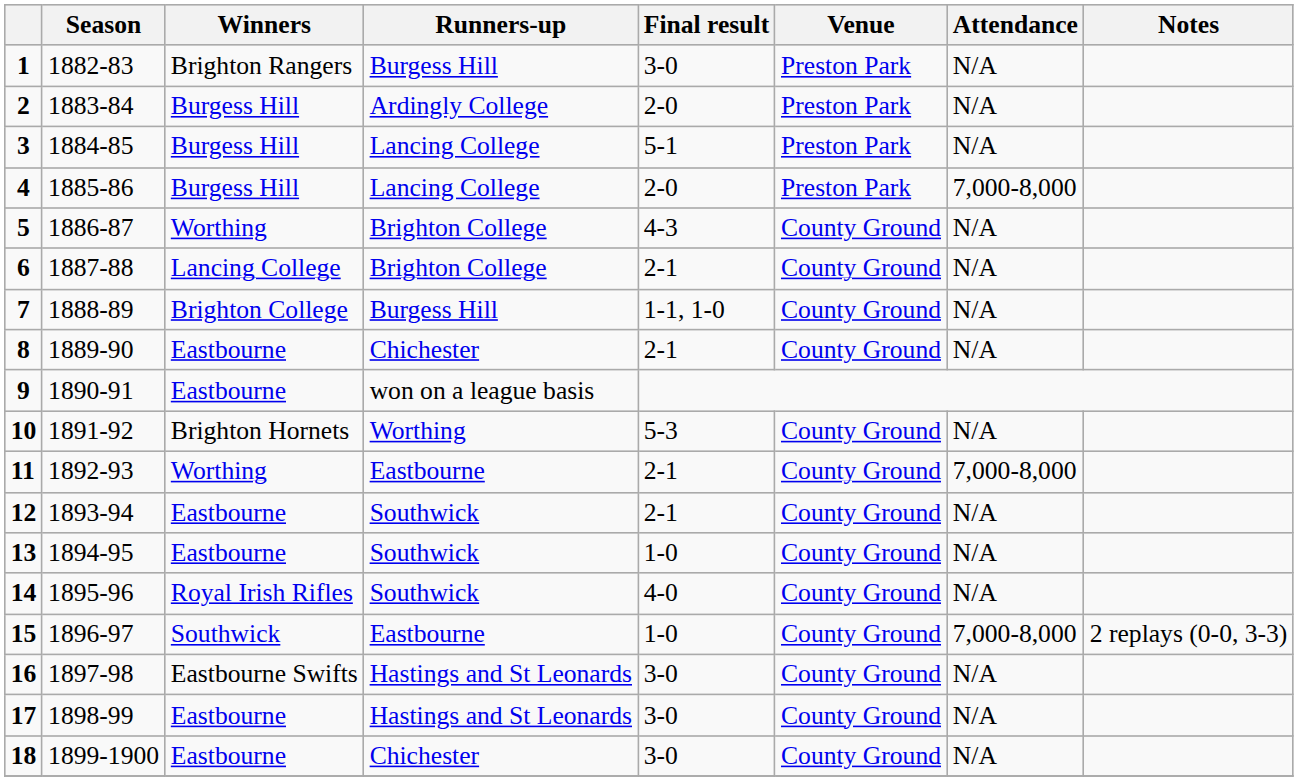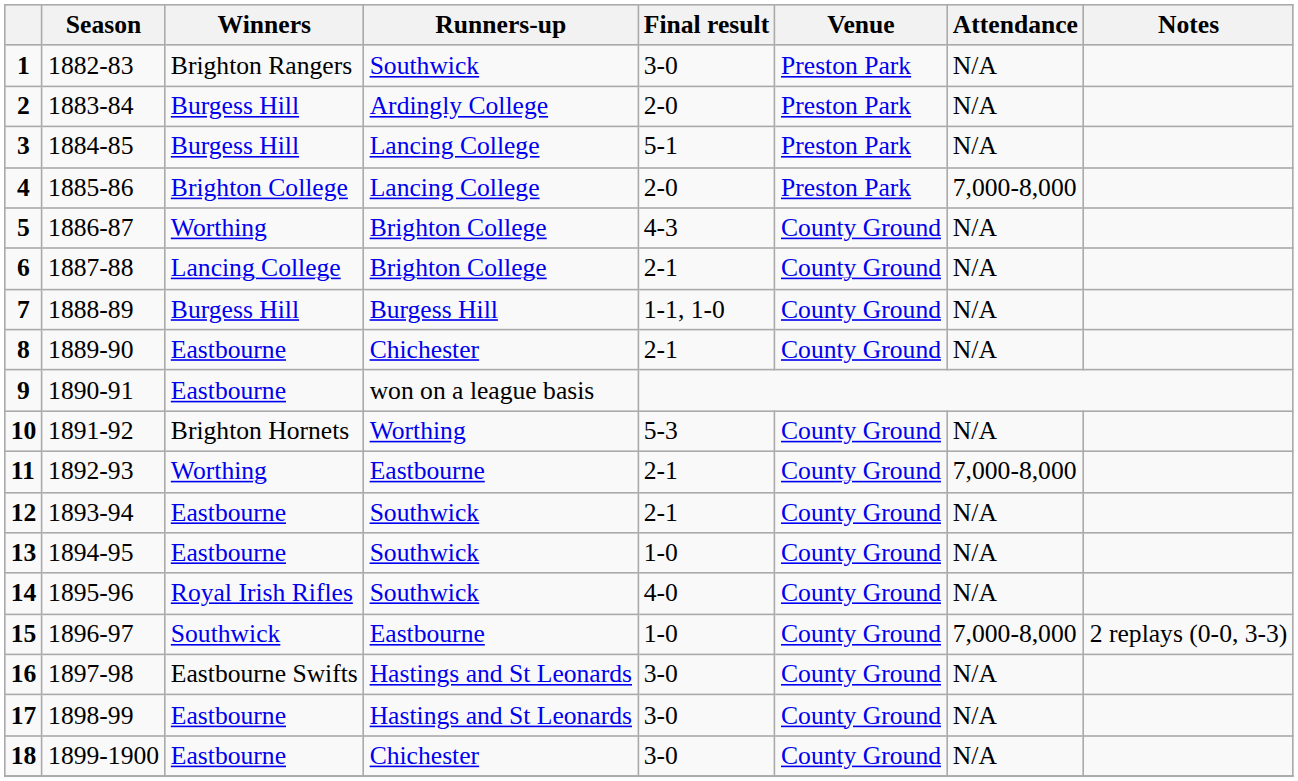(434, 65) Burgess Hill -> (424, 65) Southwick
(235, 187) Burgess Hill -> (259, 187) Brighton College
(259, 308) Brighton College -> (235, 308) Burgess Hill
